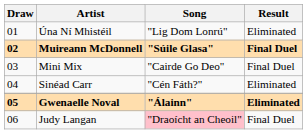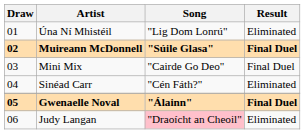(273, 102) Eliminated -> (272, 102) Final Duel
(271, 119) Final Duel -> (272, 119) Eliminated
